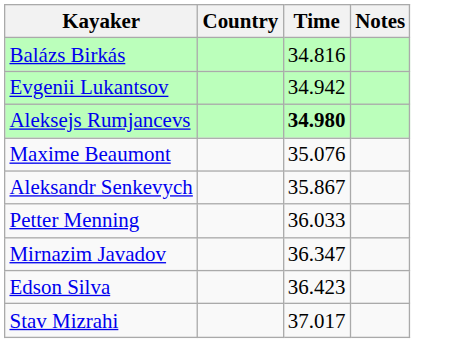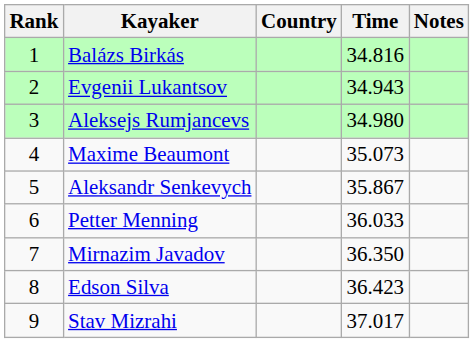+ column: (34, 21)
(317, 87) 34.942 -> (375, 87) 34.943
(317, 120) bold -> (375, 120) normal
(317, 154) 35.076 -> (375, 154) 35.073
(317, 253) 36.347 -> (375, 253) 36.350
